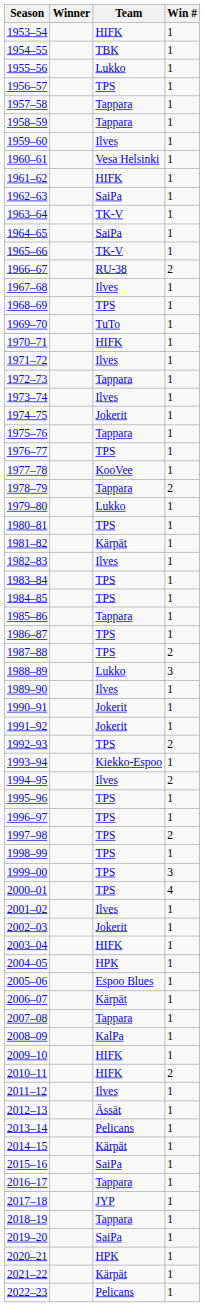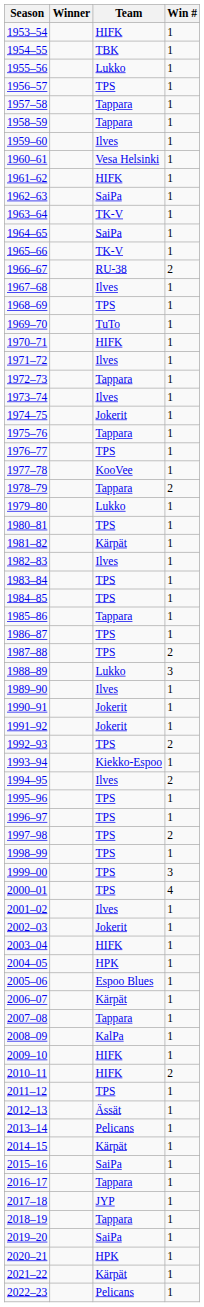(107, 1091) Ilves -> (105, 1091) TPS
